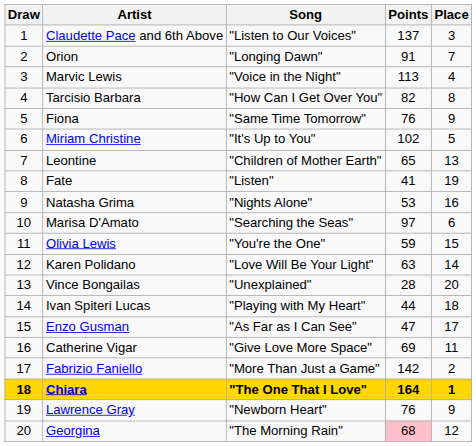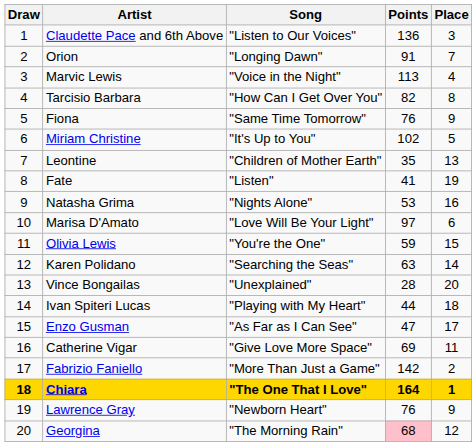(408, 35) 137 -> (408, 35) 136
(408, 160) 65 -> (408, 160) 35
(291, 222) "Searching the Seas" -> (301, 222) "Love Will Be Your Light"
(301, 264) "Love Will Be Your Light" -> (291, 264) "Searching the Seas"
